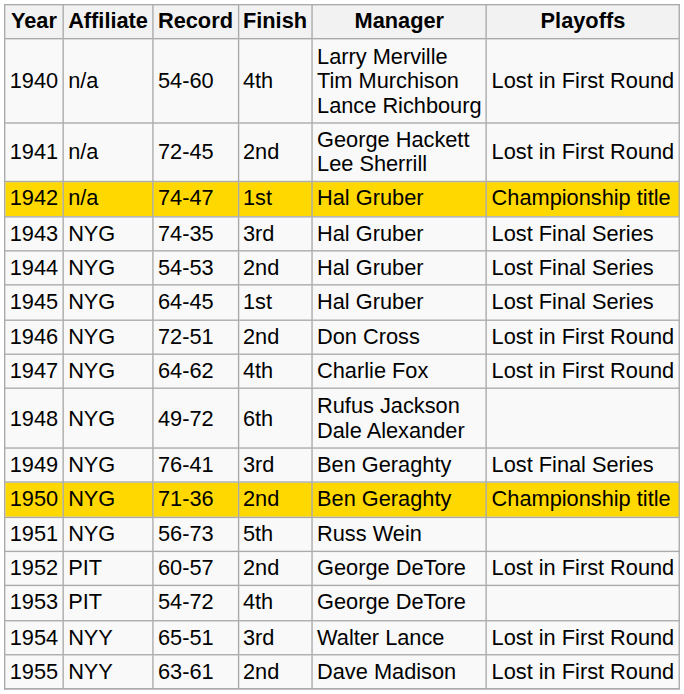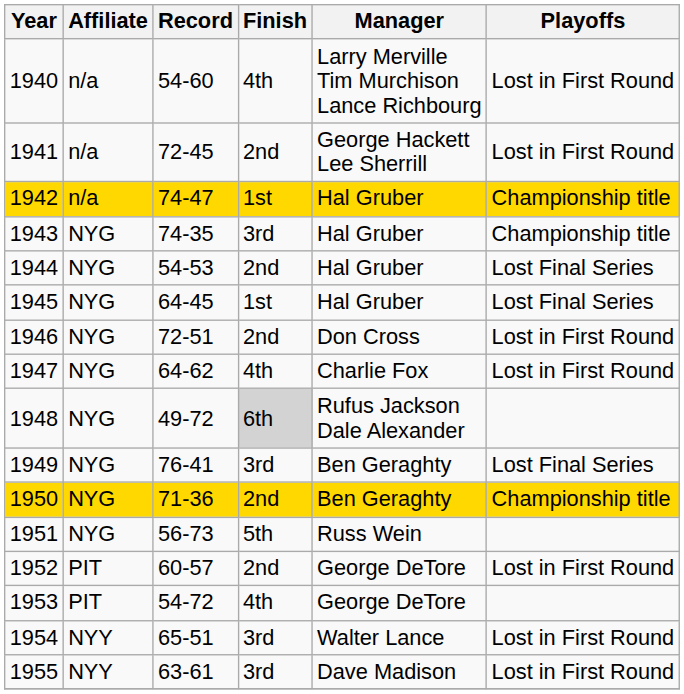(573, 233) Lost Final Series -> (581, 233) Championship title
(258, 418) no background -> (258, 418) lightgrey background
(261, 671) 2nd -> (259, 671) 3rd
